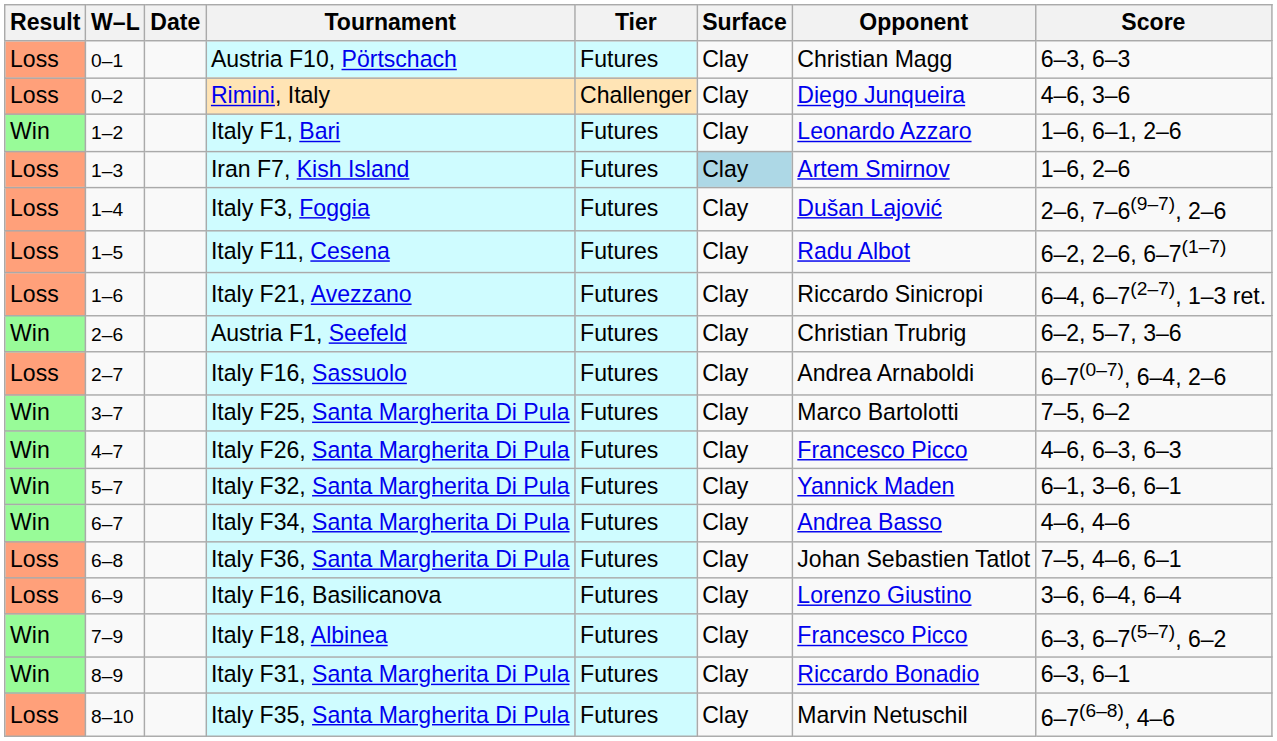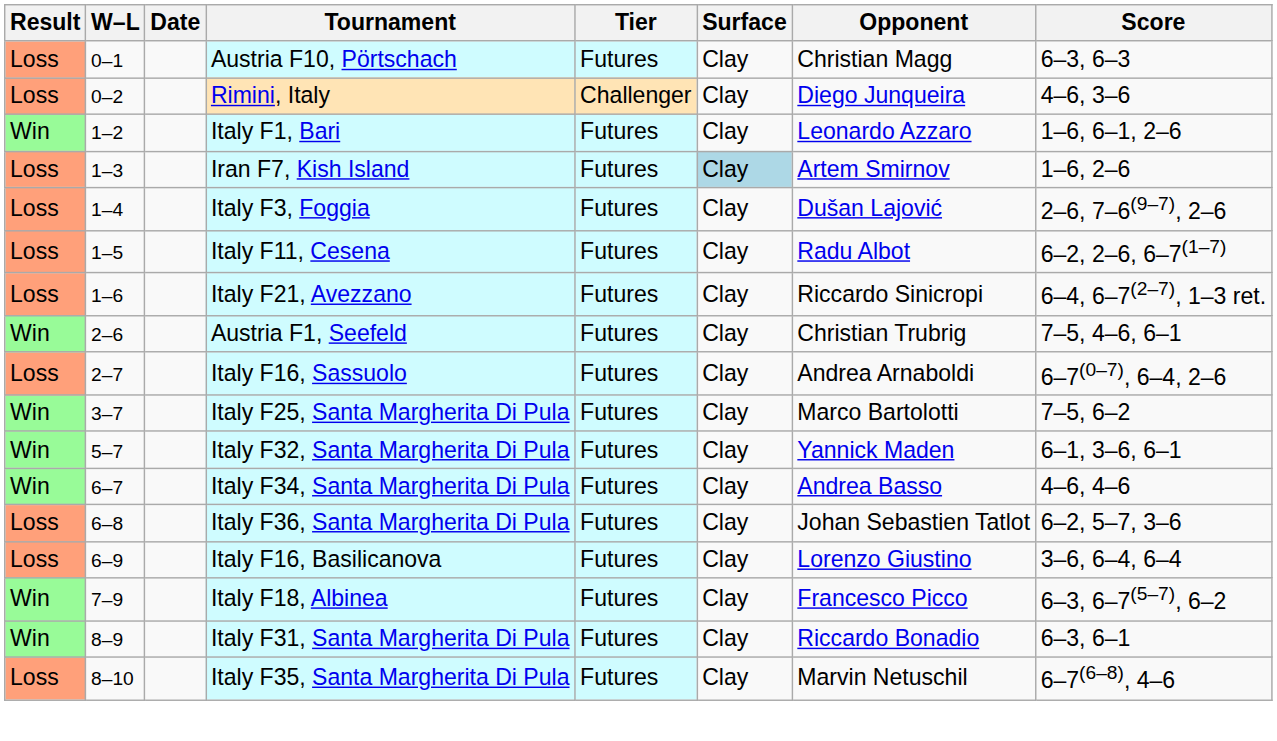(1111, 333) 6–2, 5–7, 3–6 -> (1111, 333) 7–5, 4–6, 6–1
- row: (390, 449)
(1111, 559) 7–5, 4–6, 6–1 -> (1111, 522) 6–2, 5–7, 3–6
